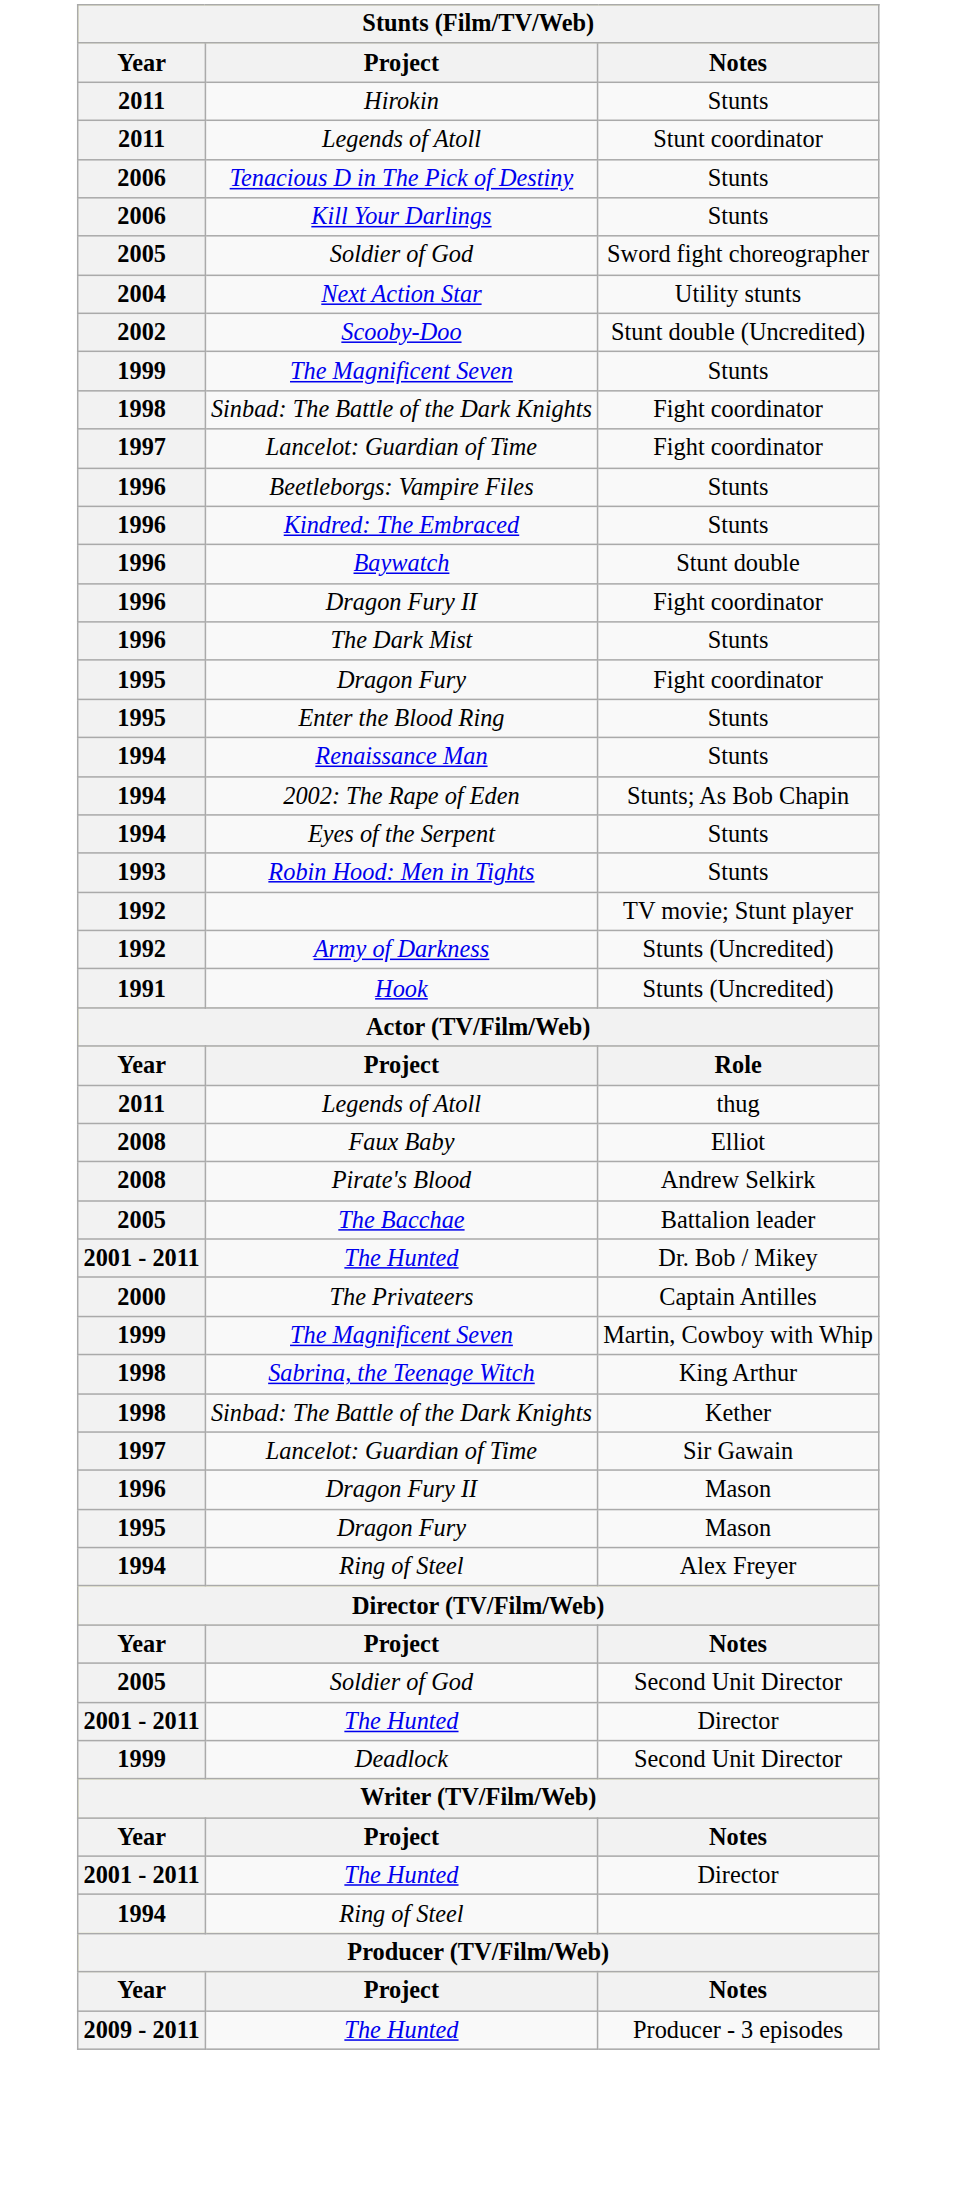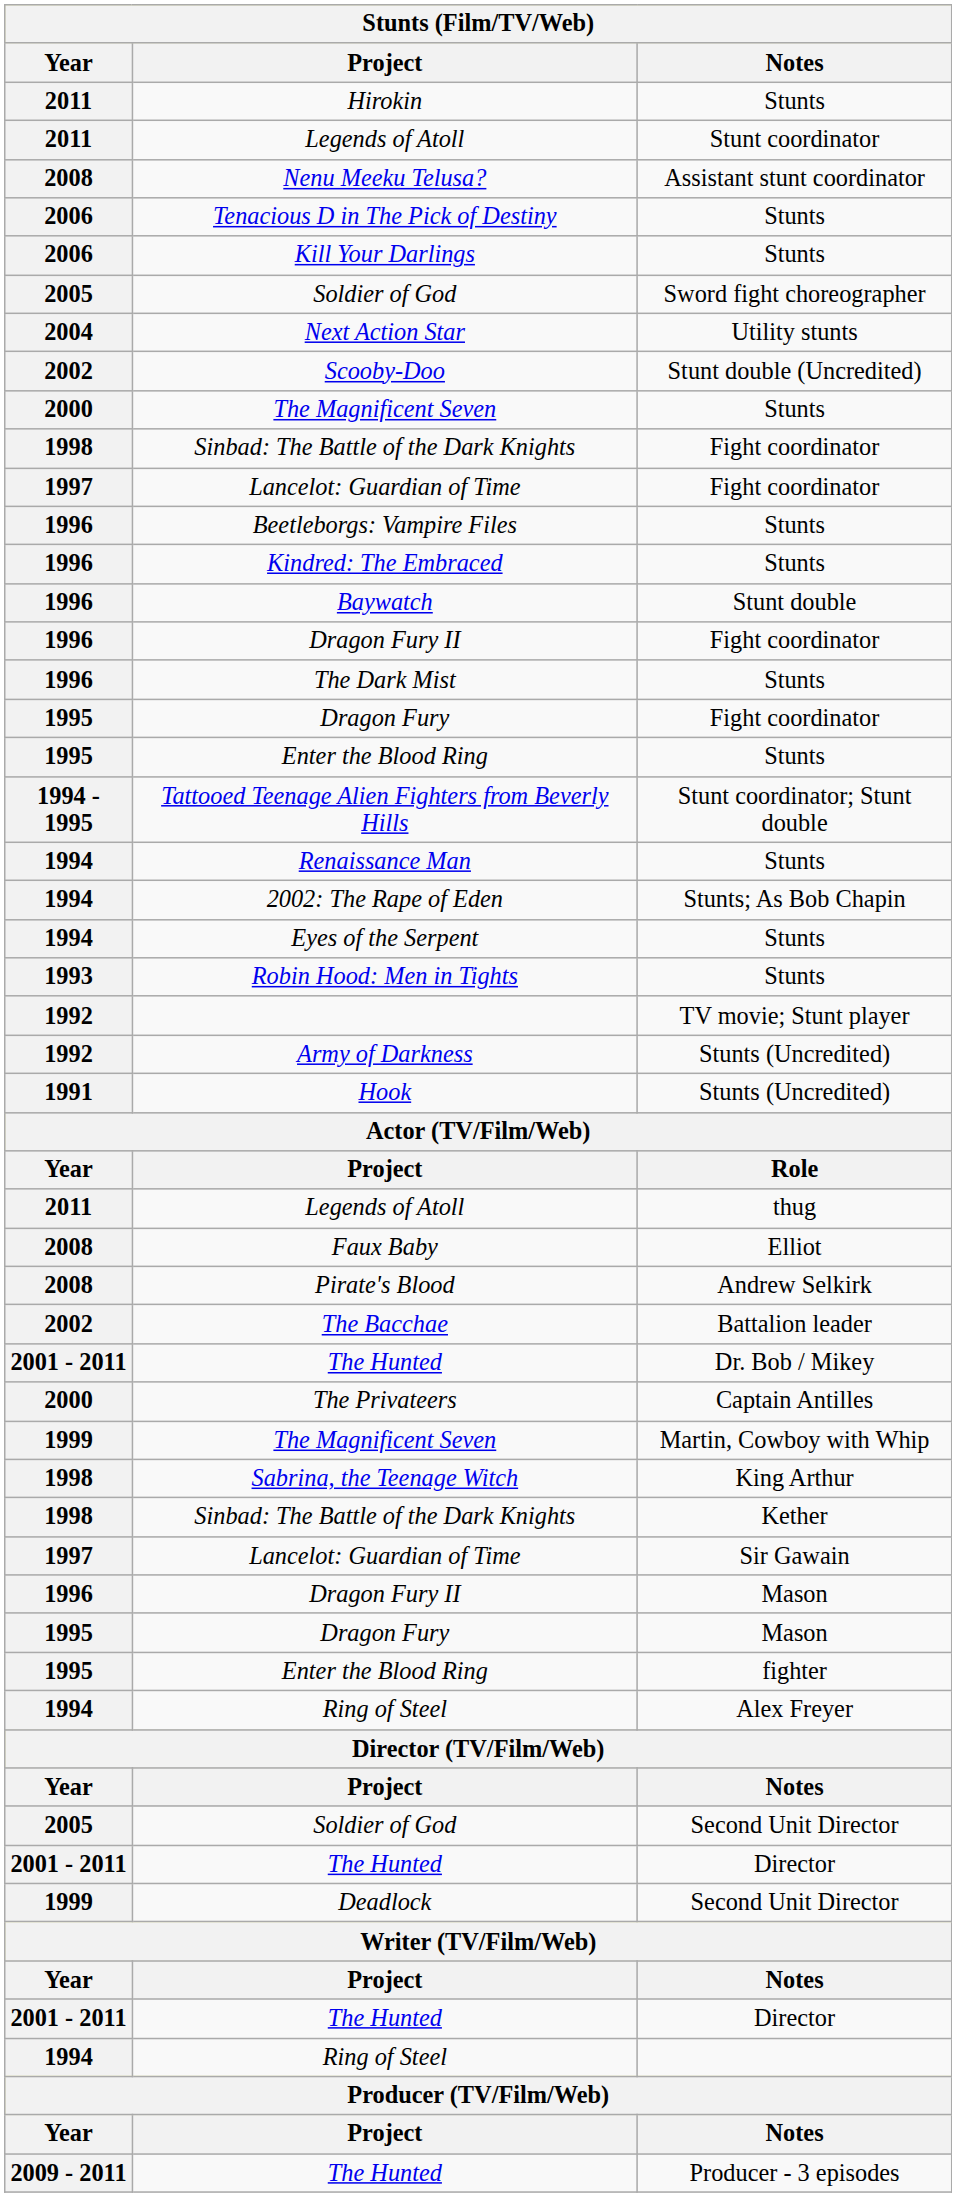+ row: (385, 178)
(142, 370) 1999 -> (69, 409) 2000
+ row: (385, 808)
(142, 1219) 2005 -> (69, 1323) 2002
+ row: (385, 1671)
